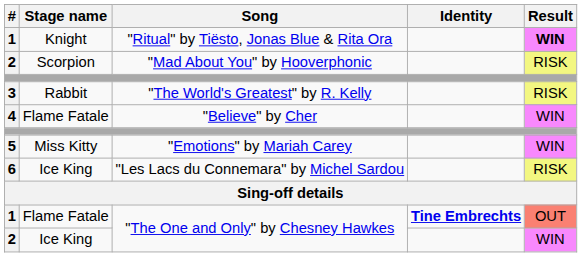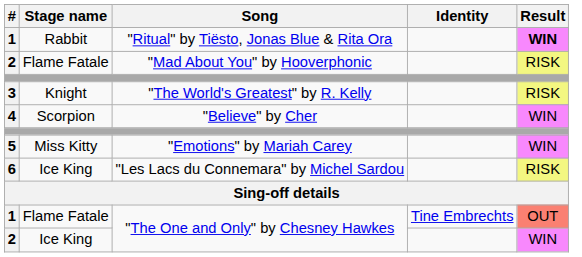(66, 39) Knight -> (66, 39) Rabbit
(66, 62) Scorpion -> (66, 62) Flame Fatale
(66, 92) Rabbit -> (66, 92) Knight
(66, 116) Flame Fatale -> (66, 116) Scorpion
(466, 216) bold -> (462, 216) normal
